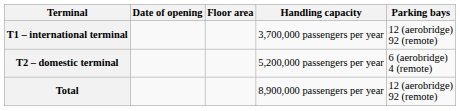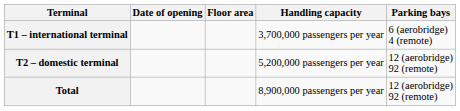(421, 35) 12 (aerobridge) 92 (remote) -> (418, 35) 6 (aerobridge) 4 (remote)
(418, 63) 6 (aerobridge) 4 (remote) -> (421, 63) 12 (aerobridge) 92 (remote)
